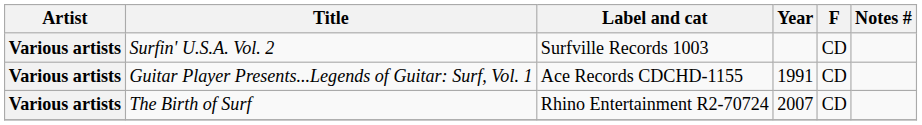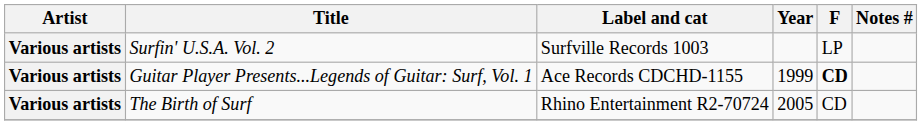(834, 47) CD -> (832, 47) LP
(795, 76) 1991 -> (795, 76) 1999
(834, 76) normal -> (835, 76) bold
(795, 104) 2007 -> (795, 104) 2005
